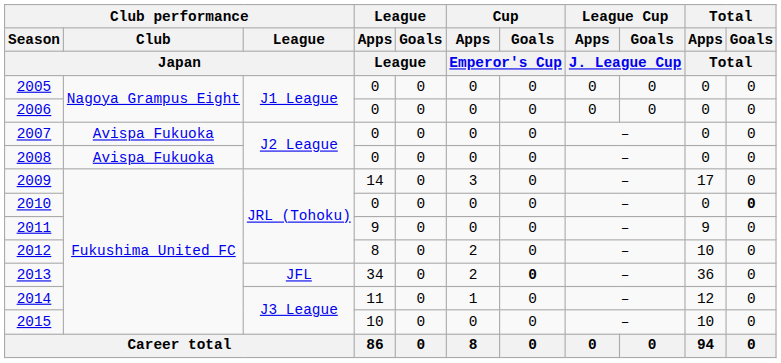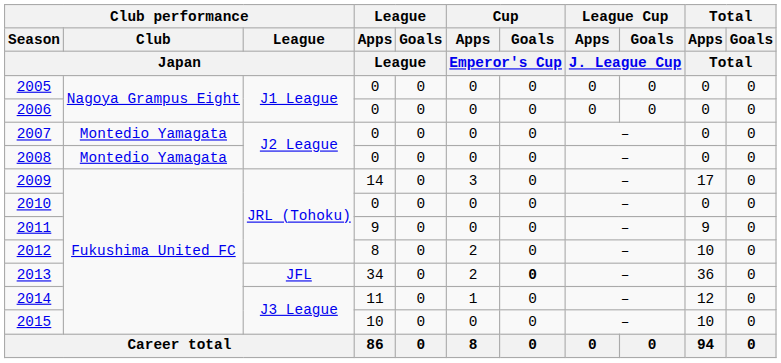(153, 134) Avispa Fukuoka -> (153, 134) Montedio Yamagata
(153, 157) Avispa Fukuoka -> (153, 157) Montedio Yamagata
(751, 204) bold -> (751, 204) normal
